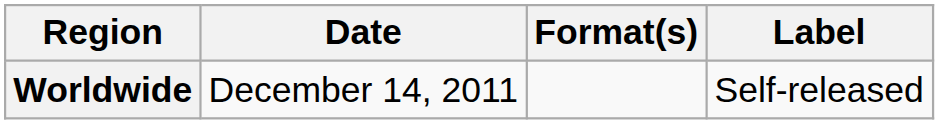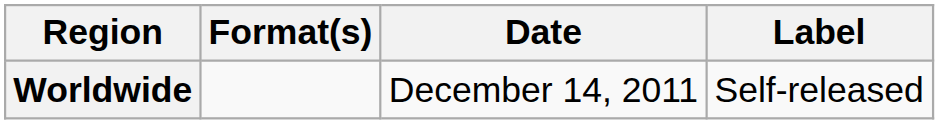columns swapped: (363, 32) <-> (616, 32)
